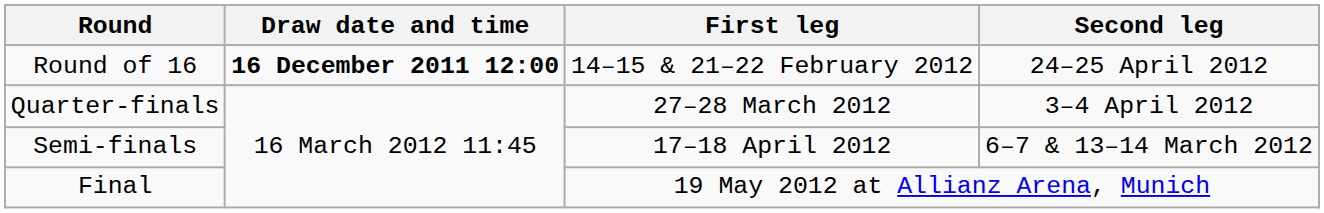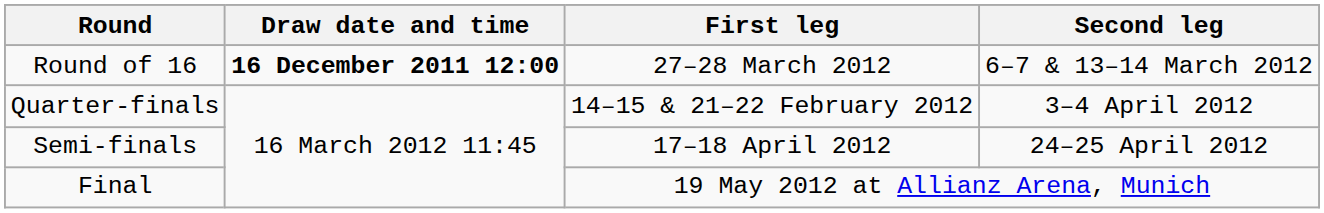(772, 66) 14–15 & 21–22 February 2012 -> (772, 66) 27–28 March 2012
(1149, 66) 24–25 April 2012 -> (1149, 66) 6–7 & 13–14 March 2012
(772, 106) 27–28 March 2012 -> (772, 106) 14–15 & 21–22 February 2012
(1149, 147) 6–7 & 13–14 March 2012 -> (1149, 147) 24–25 April 2012
